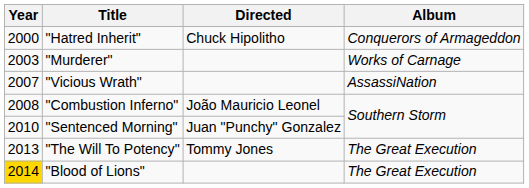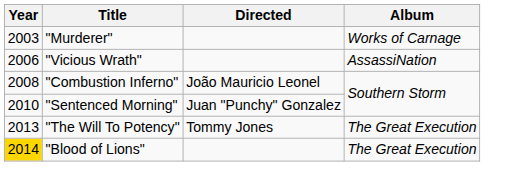- row: (93, 37)
(23, 82) 2007 -> (23, 60) 2006
